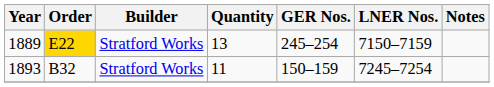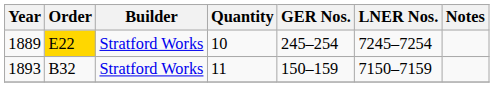(219, 43) 13 -> (219, 43) 10
(395, 43) 7150–7159 -> (395, 43) 7245–7254
(395, 69) 7245–7254 -> (395, 69) 7150–7159
